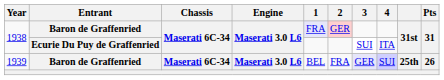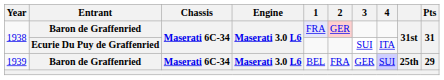(364, 62) lavender background -> (364, 62) no background
(430, 62) 26 -> (430, 62) 29
